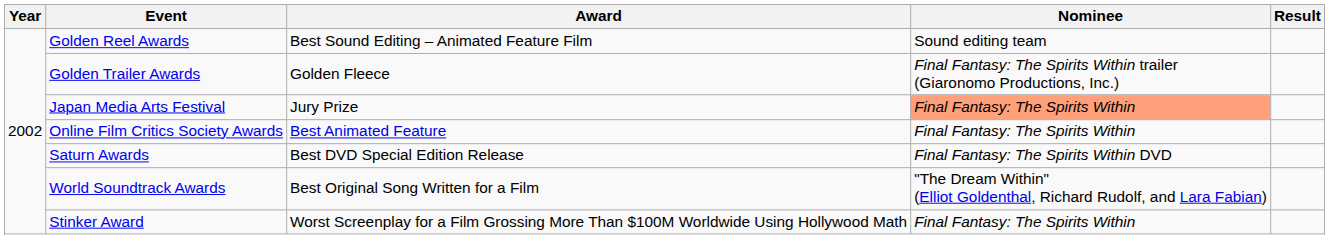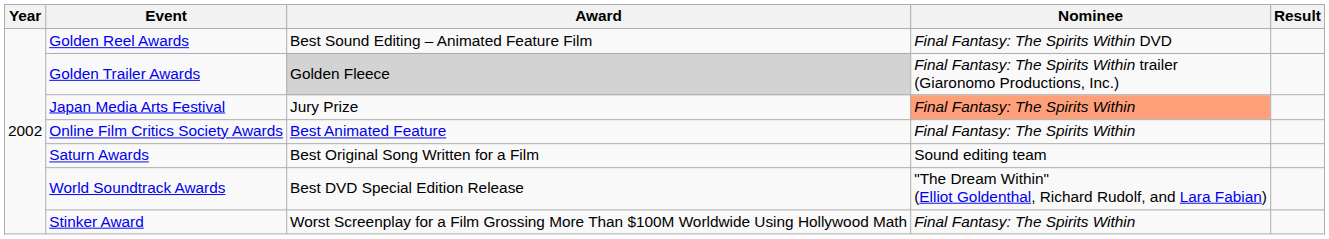(980, 41) Sound editing team -> (1043, 41) Final Fantasy: The Spirits Within DVD
(340, 74) no background -> (340, 74) lightgrey background
(407, 155) Best DVD Special Edition Release -> (414, 155) Best Original Song Written for a Film
(1043, 155) Final Fantasy: The Spirits Within DVD -> (980, 155) Sound editing team
(414, 188) Best Original Song Written for a Film -> (407, 188) Best DVD Special Edition Release
